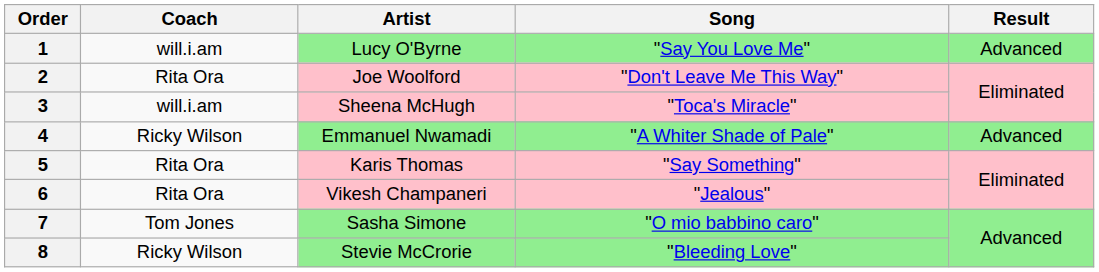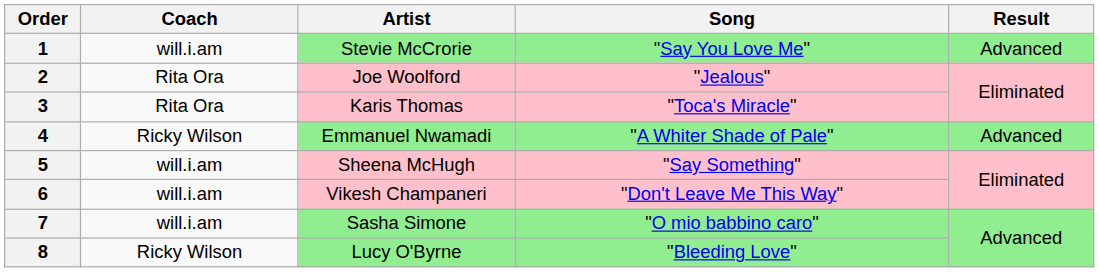(406, 48) Lucy O'Byrne -> (406, 48) Stevie McCrorie
(732, 77) "Don't Leave Me This Way" -> (732, 77) "Jealous"
(190, 106) will.i.am -> (190, 106) Rita Ora
(406, 106) Sheena McHugh -> (406, 106) Karis Thomas
(190, 164) Rita Ora -> (190, 164) will.i.am
(406, 164) Karis Thomas -> (406, 164) Sheena McHugh
(190, 194) Rita Ora -> (190, 194) will.i.am
(732, 194) "Jealous" -> (732, 194) "Don't Leave Me This Way"
(190, 223) Tom Jones -> (190, 223) will.i.am
(406, 252) Stevie McCrorie -> (406, 252) Lucy O'Byrne
